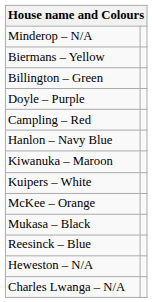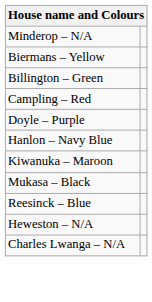rows swapped: (49, 120) <-> (46, 99)
- row: (50, 182)
- row: (52, 203)
